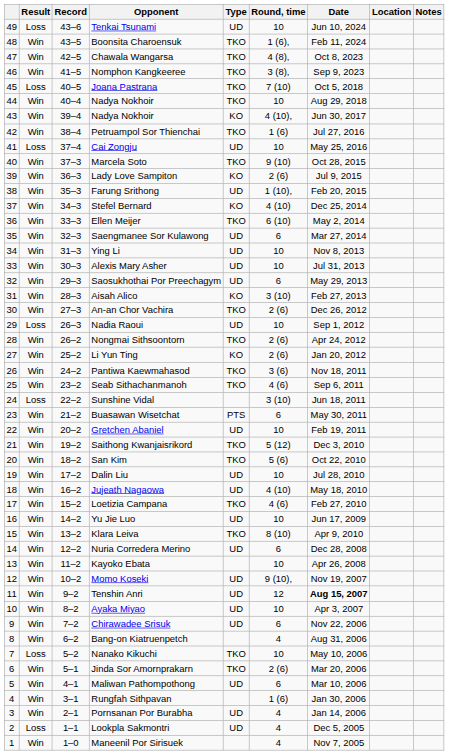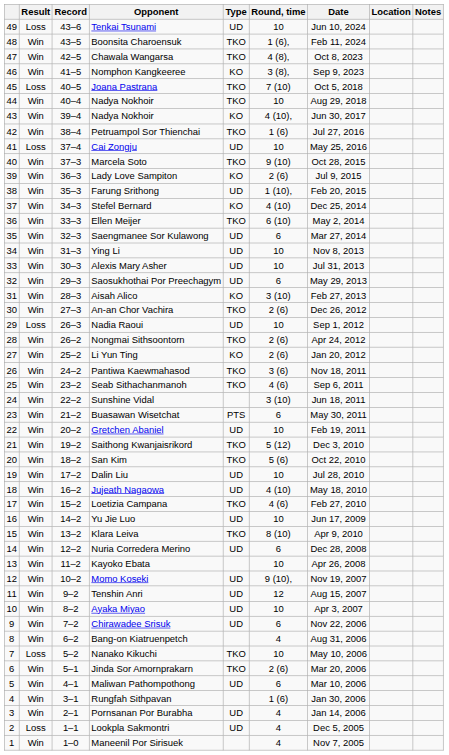(236, 72) TKO -> (236, 72) KO
(36, 400) Loss -> (36, 400) Win
(339, 594) bold -> (339, 594) normal
